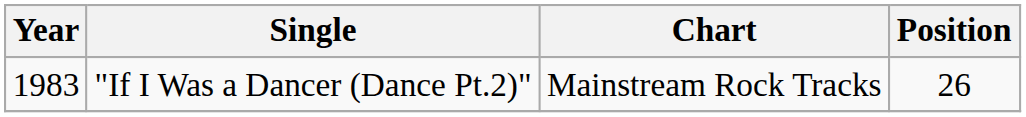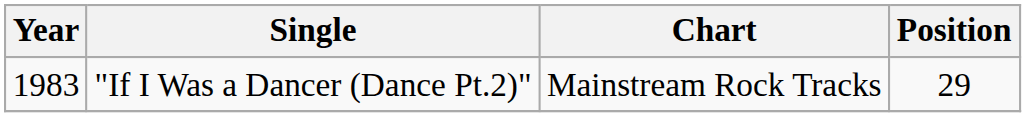(954, 83) 26 -> (954, 83) 29
